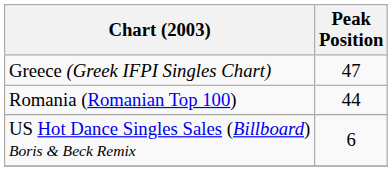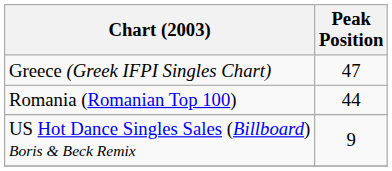(351, 140) 6 -> (351, 140) 9
